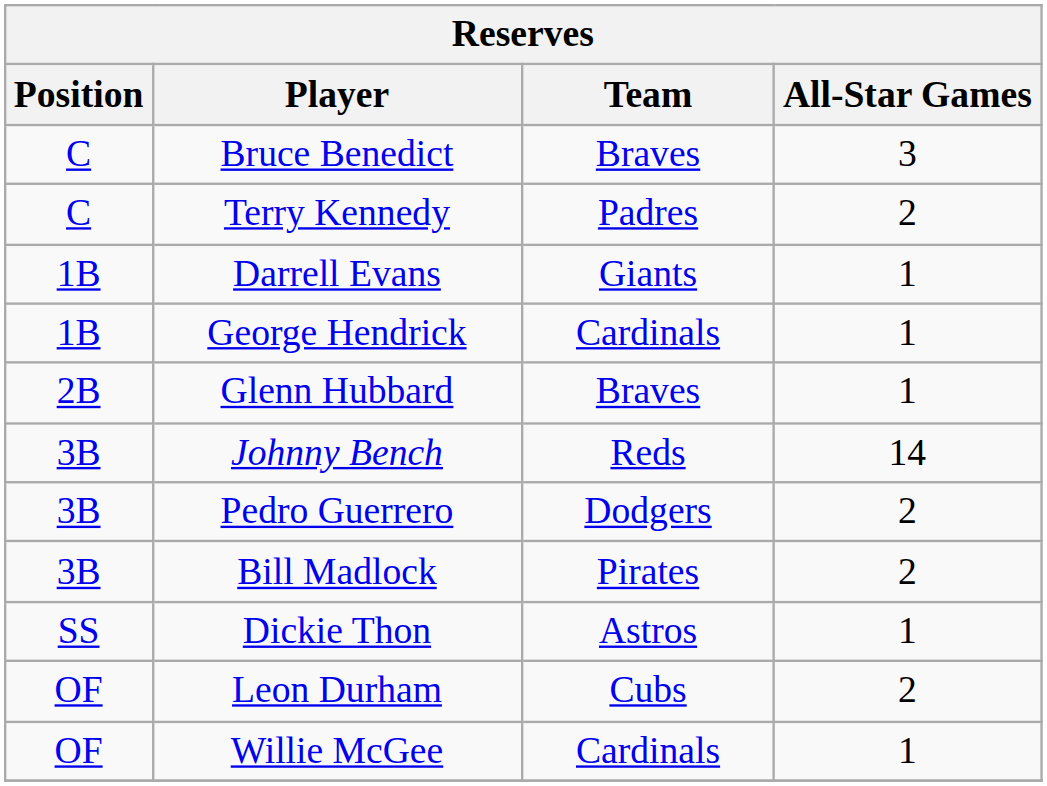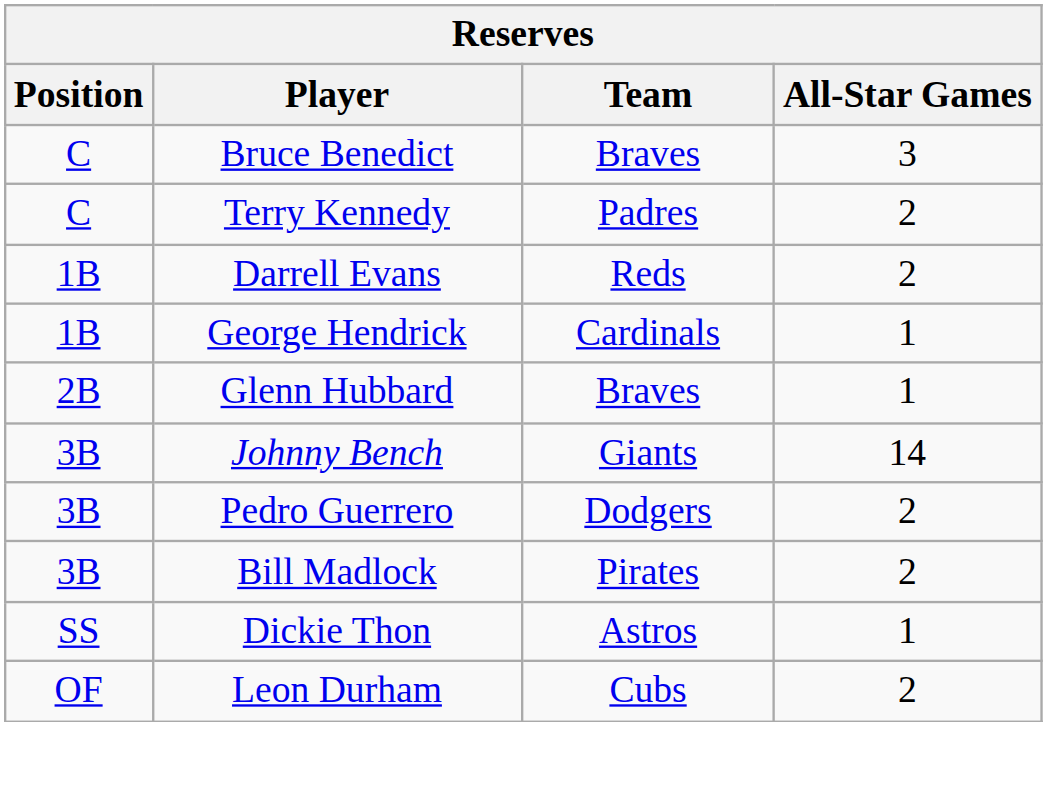(648, 272) Giants -> (648, 272) Reds
(907, 272) 1 -> (907, 272) 2
(648, 451) Reds -> (648, 451) Giants
- row: (337, 749)
